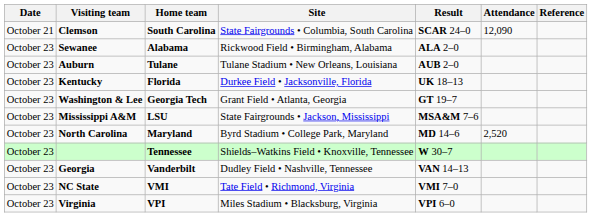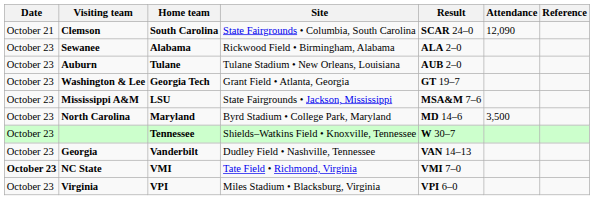- row: (80, 82)
(495, 134) 2,520 -> (498, 117) 3,500
(30, 186) normal -> (32, 168) bold
